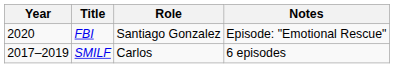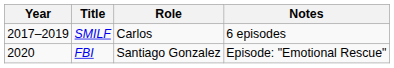rows swapped: (93, 53) <-> (84, 33)
